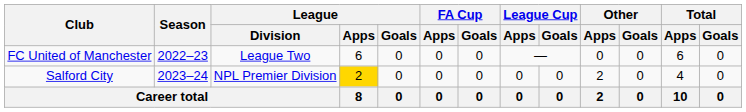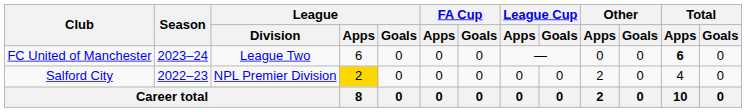(183, 55) 2022–23 -> (183, 55) 2023–24
(680, 55) normal -> (680, 55) bold
(183, 76) 2023–24 -> (183, 76) 2022–23
